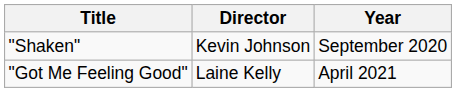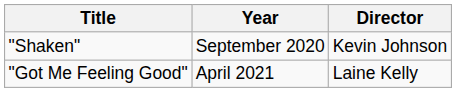columns swapped: (383, 18) <-> (253, 18)
